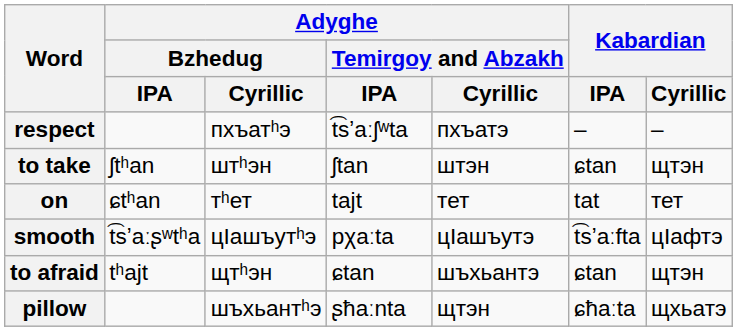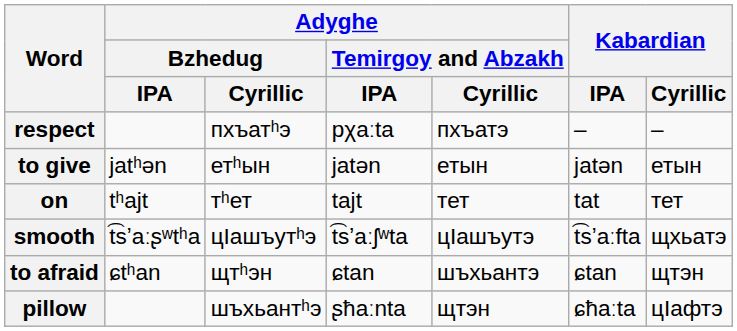(370, 129) t͡sʼaːʃʷta -> (363, 129) pχaːta
+ row: (54, 165)
- row: (54, 165)
(135, 201) ɕtʰan -> (129, 201) tʰajt
(363, 237) pχaːta -> (370, 237) t͡sʼaːʃʷta
(687, 237) цIафтэ -> (689, 237) щхьатэ
(129, 272) tʰajt -> (135, 272) ɕtʰan
(689, 308) щхьатэ -> (687, 308) цIафтэ
